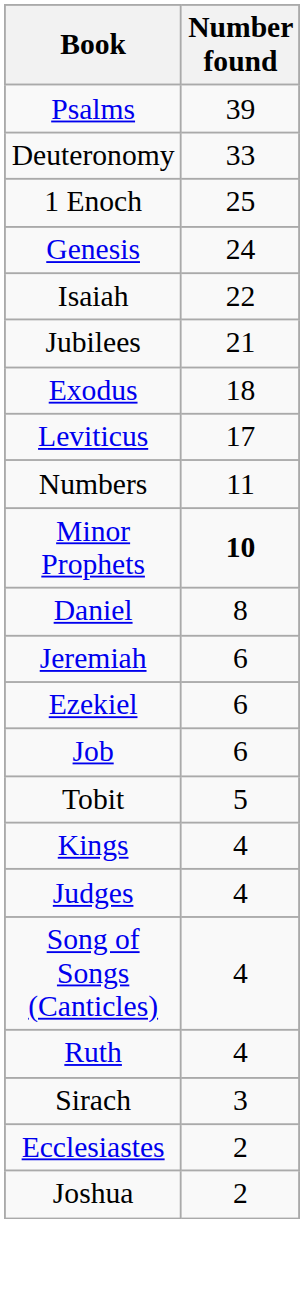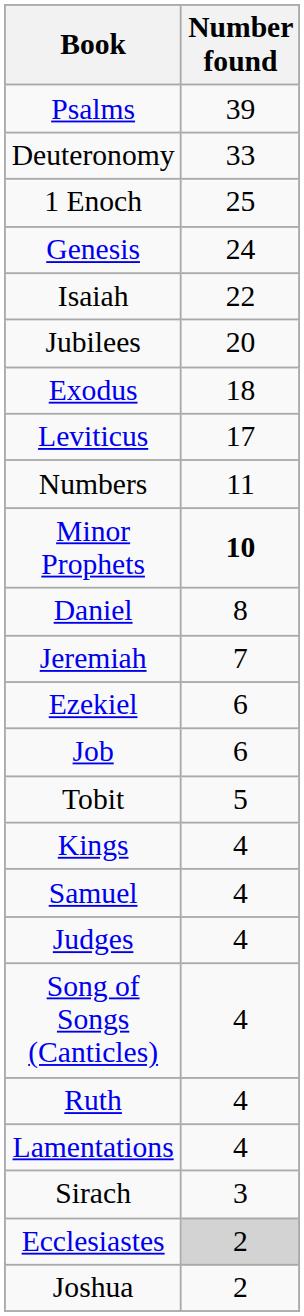(241, 342) 21 -> (241, 342) 20
(241, 657) 6 -> (241, 657) 7
+ row: (93, 892)
+ row: (93, 1146)
(241, 1146) no background -> (241, 1240) lightgrey background
